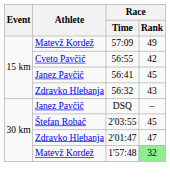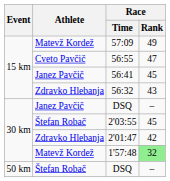(152, 59) 42 -> (152, 59) 47
(152, 138) 47 -> (152, 138) 42
+ row: (60, 169)
